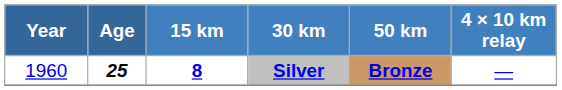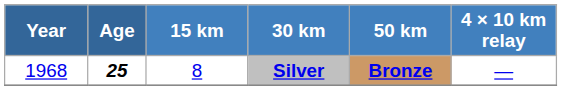(46, 71) 1960 -> (46, 71) 1968
(197, 71) bold -> (197, 71) normal
